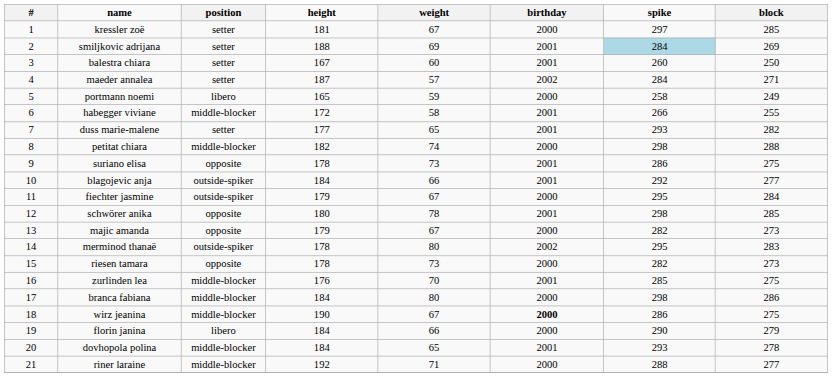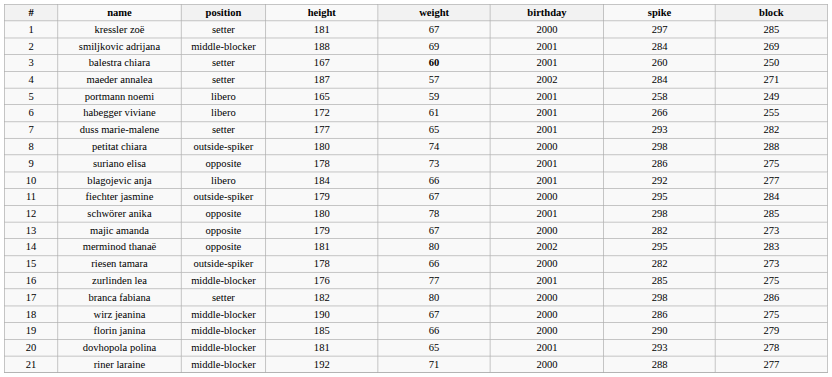(223, 46) setter -> (223, 46) middle-blocker
(660, 46) lightblue background -> (660, 46) no background
(434, 63) normal -> (434, 63) bold
(547, 96) 2000 -> (547, 96) 2001
(223, 113) middle-blocker -> (223, 113) libero
(434, 113) 58 -> (434, 113) 61
(223, 146) middle-blocker -> (223, 146) outside-spiker
(322, 146) 182 -> (322, 146) 180
(223, 180) outside-spiker -> (223, 180) libero
(223, 247) outside-spiker -> (223, 247) opposite
(322, 247) 178 -> (322, 247) 181
(223, 264) opposite -> (223, 264) outside-spiker
(434, 264) 73 -> (434, 264) 66
(434, 280) 70 -> (434, 280) 77
(223, 297) middle-blocker -> (223, 297) setter
(322, 297) 184 -> (322, 297) 182
(547, 314) bold -> (547, 314) normal
(223, 331) libero -> (223, 331) middle-blocker
(322, 331) 184 -> (322, 331) 185
(322, 347) 184 -> (322, 347) 181
